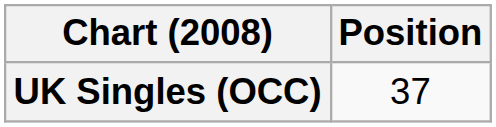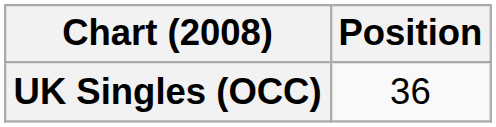(410, 91) 37 -> (410, 91) 36
